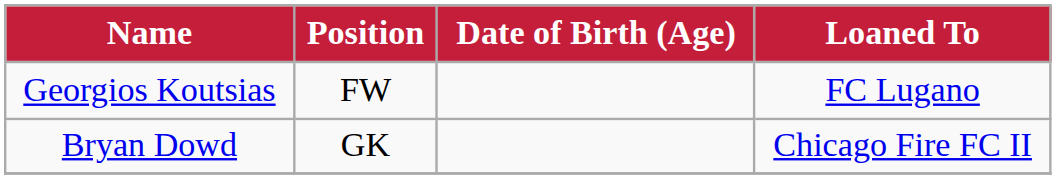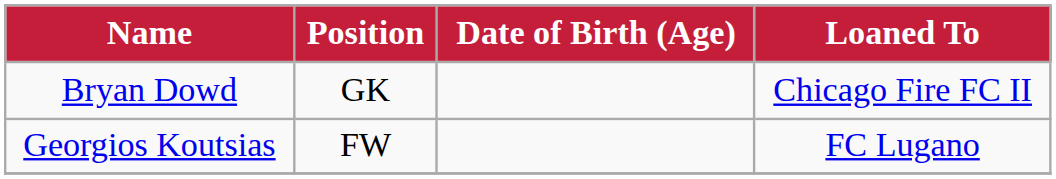rows swapped: (149, 145) <-> (149, 89)
